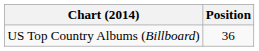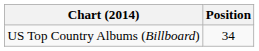(228, 35) 36 -> (228, 35) 34
